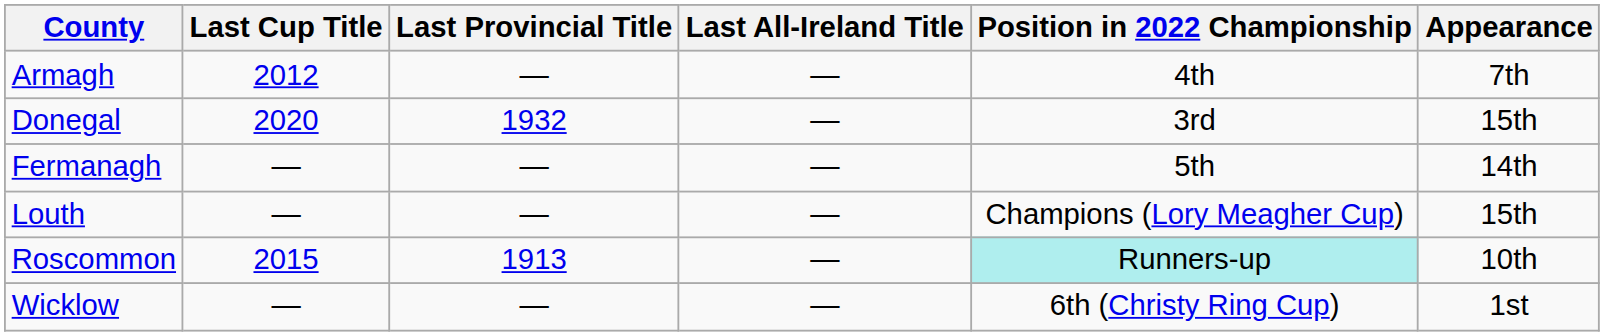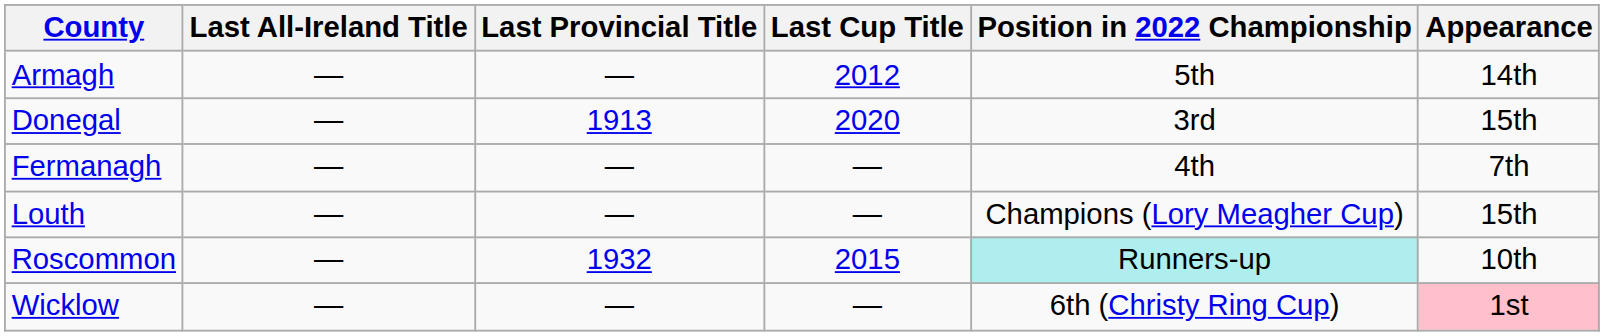columns swapped: (286, 27) <-> (825, 27)
(1195, 74) 4th -> (1195, 74) 5th
(1509, 74) 7th -> (1509, 74) 14th
(534, 120) 1932 -> (619, 120) 1913
(1195, 167) 5th -> (1195, 167) 4th
(1509, 167) 14th -> (1509, 167) 7th
(534, 259) 1913 -> (619, 259) 1932
(1509, 306) no background -> (1509, 306) pink background
